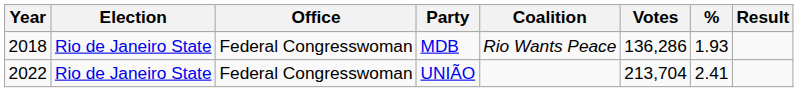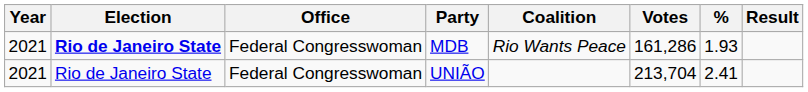(28, 45) 2018 -> (28, 45) 2021
(133, 45) normal -> (138, 45) bold
(656, 45) 136,286 -> (665, 45) 161,286
(28, 73) 2022 -> (28, 73) 2021
